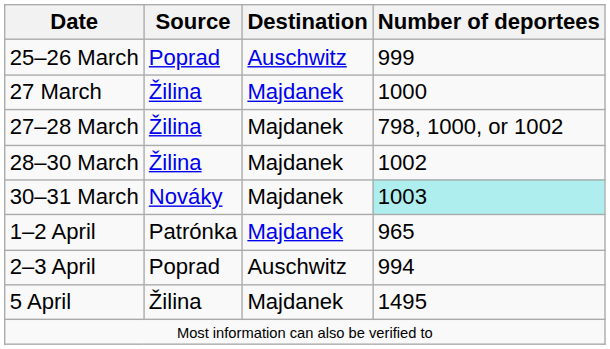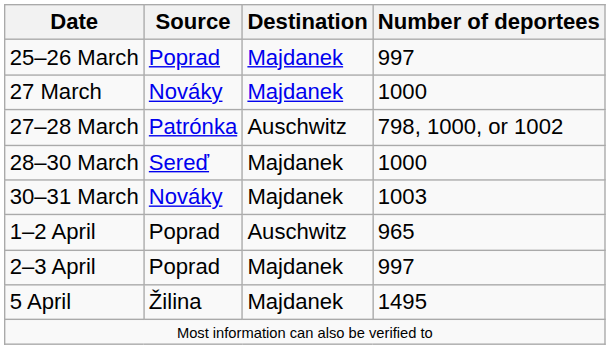(297, 57) Auschwitz -> (295, 57) Majdanek
(396, 57) 999 -> (396, 57) 997
(175, 92) Žilina -> (186, 92) Nováky
(175, 127) Žilina -> (193, 127) Patrónka
(295, 127) Majdanek -> (297, 127) Auschwitz
(175, 162) Žilina -> (179, 162) Sereď
(402, 162) 1002 -> (402, 162) 1000
(402, 197) paleturquoise background -> (402, 197) no background
(193, 232) Patrónka -> (184, 232) Poprad
(295, 232) Majdanek -> (297, 232) Auschwitz
(297, 267) Auschwitz -> (295, 267) Majdanek
(396, 267) 994 -> (396, 267) 997
